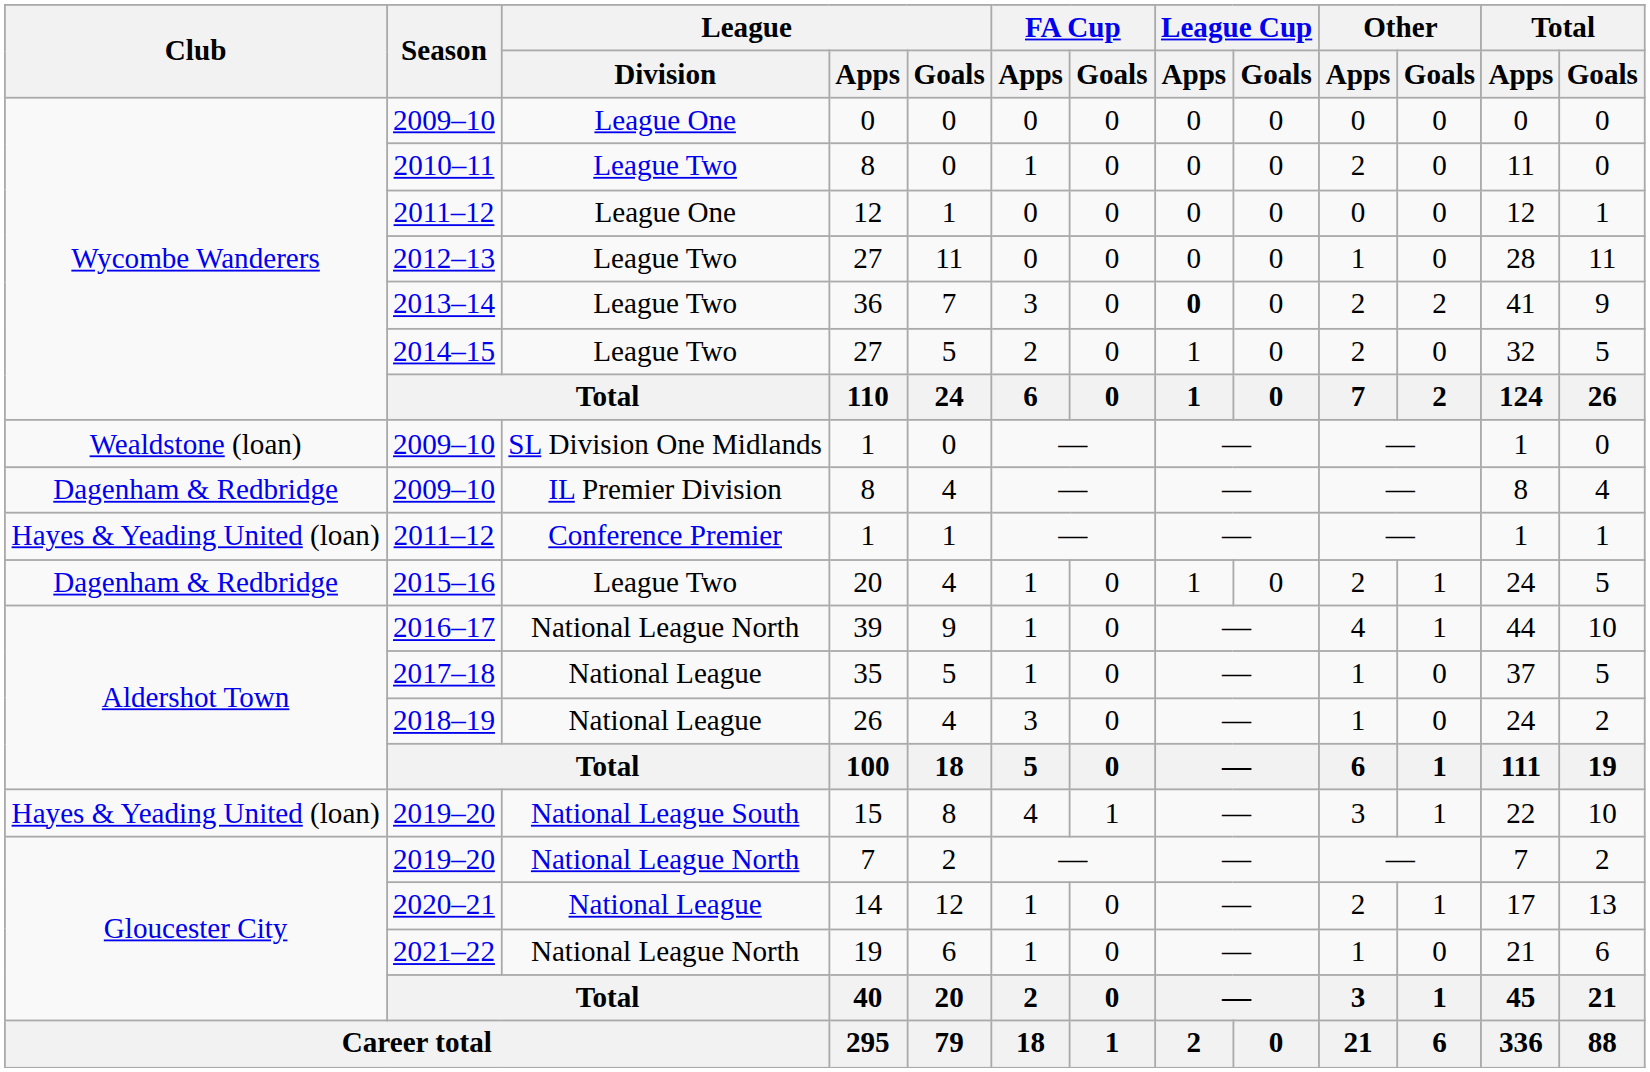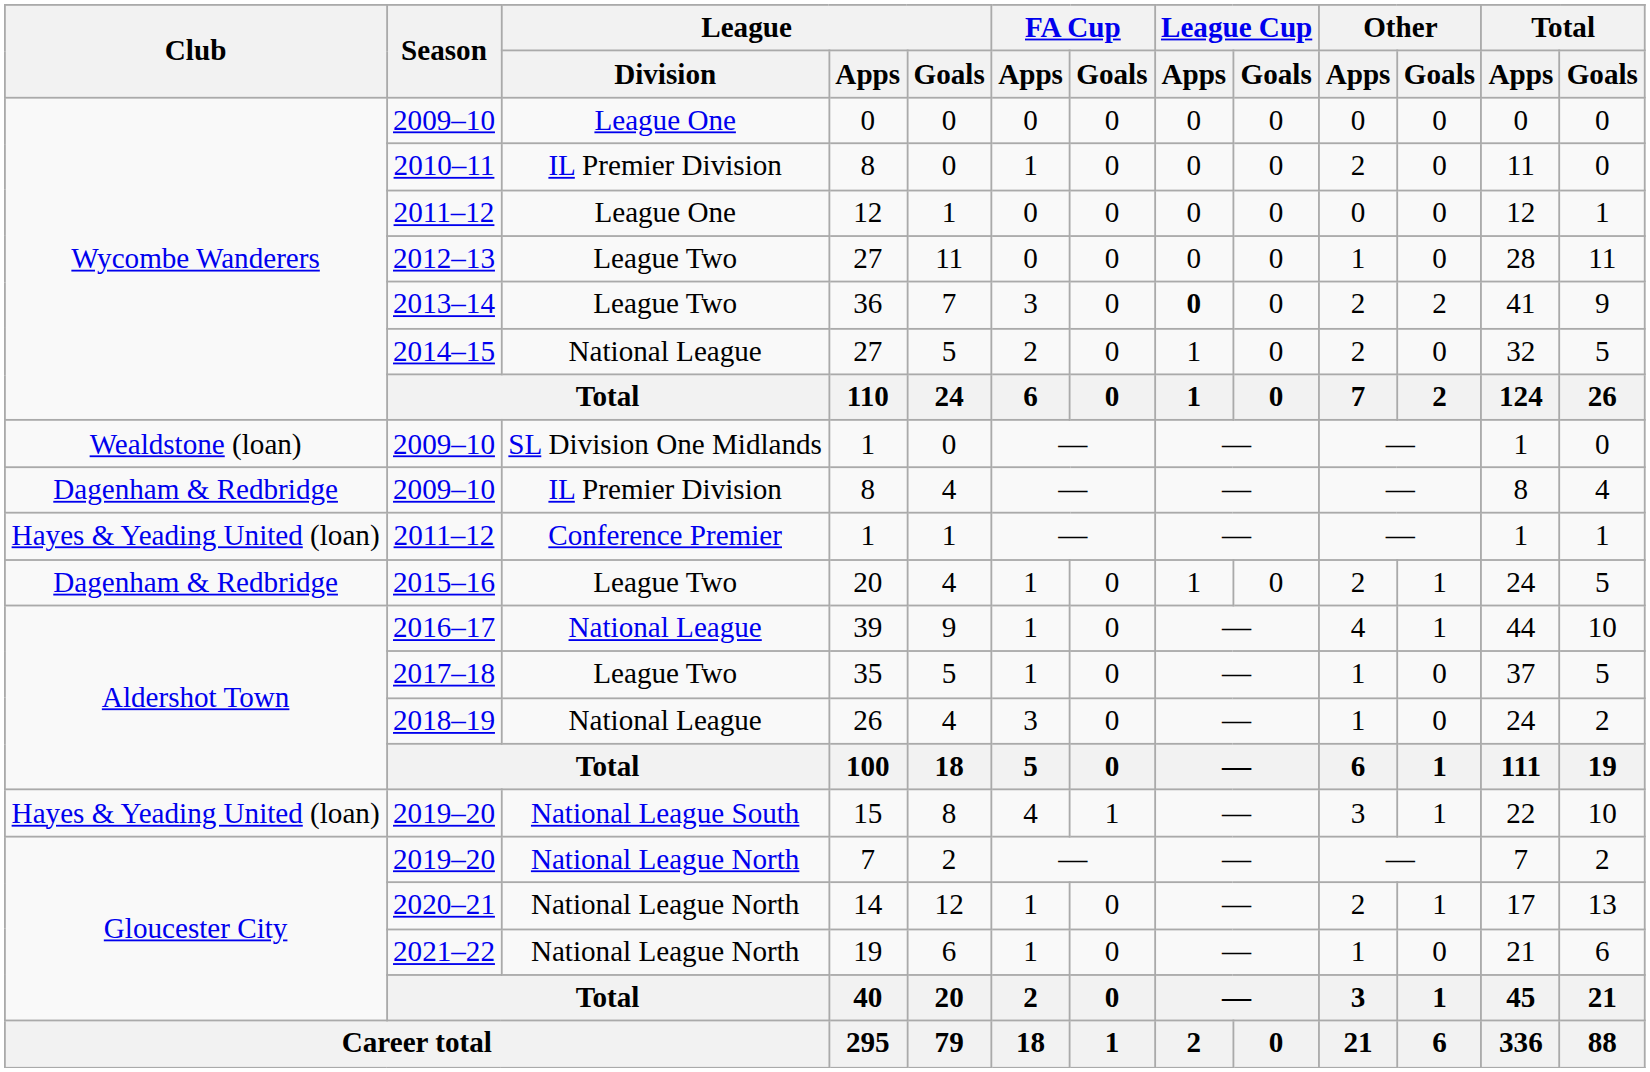(665, 166) League Two -> (665, 166) IL Premier Division
(665, 350) League Two -> (665, 350) National League
(665, 627) National League North -> (665, 627) National League
(665, 674) National League -> (665, 674) League Two
(665, 905) National League -> (665, 905) National League North
